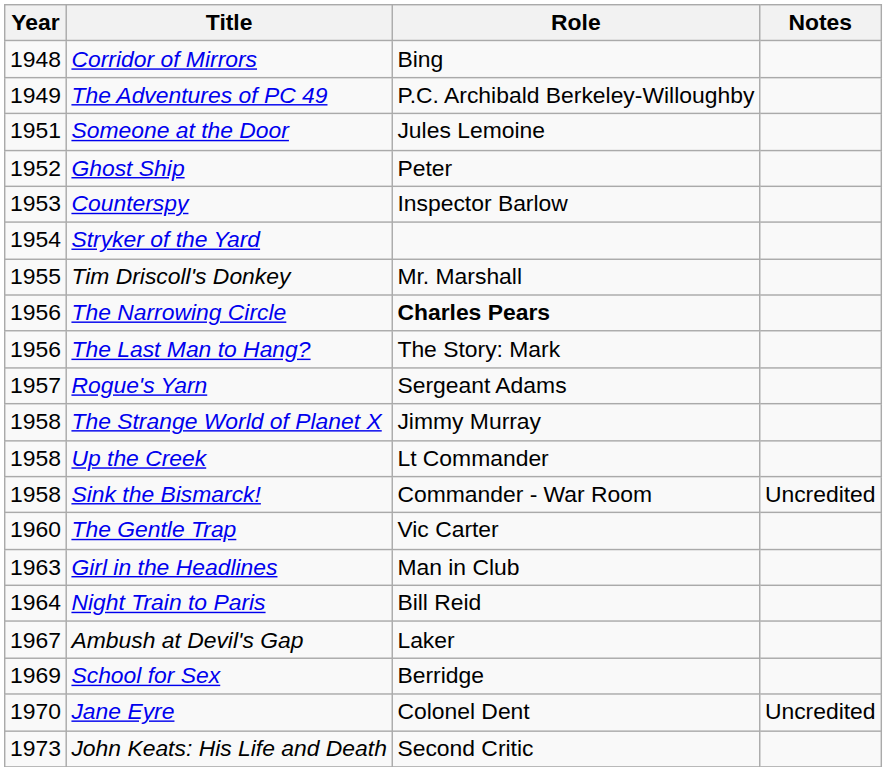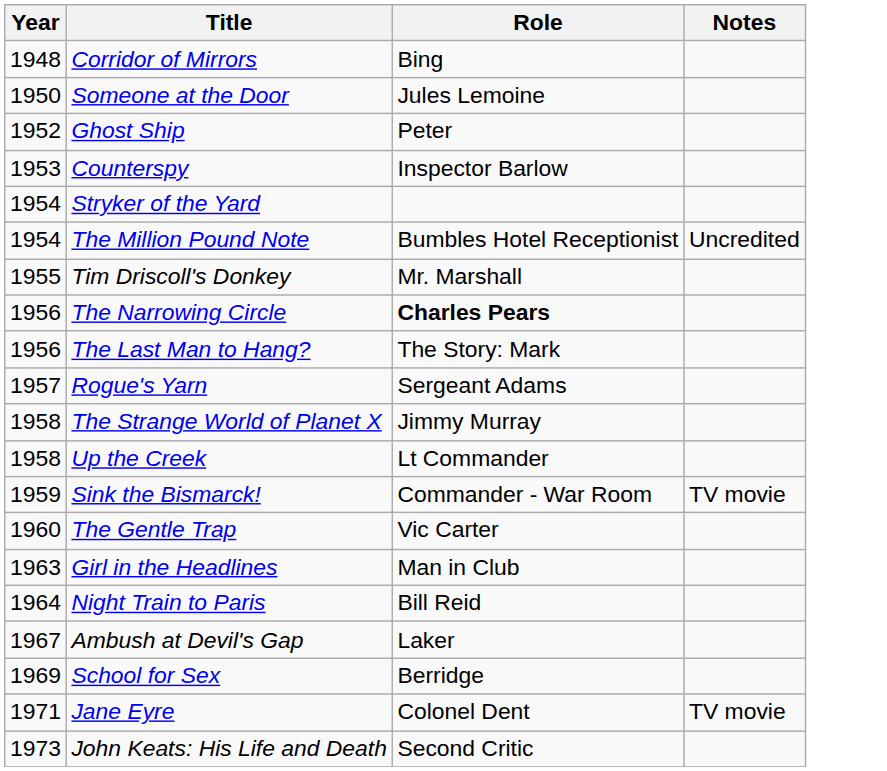- row: (199, 95)
(35, 131) 1951 -> (35, 95) 1950
+ row: (190, 240)
(35, 494) 1958 -> (35, 494) 1959
(820, 494) Uncredited -> (737, 494) TV movie
(35, 712) 1970 -> (35, 712) 1971
(820, 712) Uncredited -> (737, 712) TV movie
